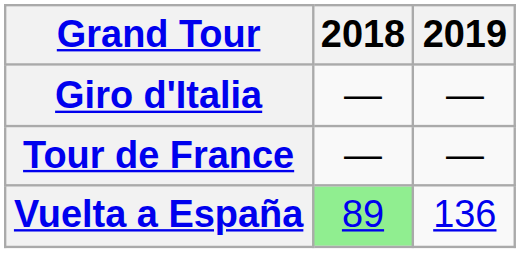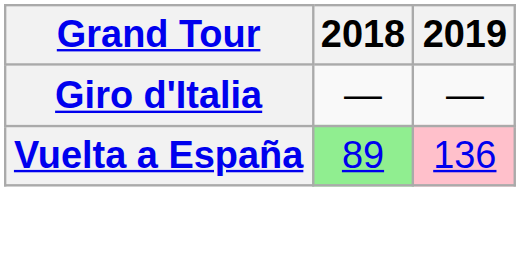- row: (159, 154)
(465, 214) no background -> (465, 154) pink background
